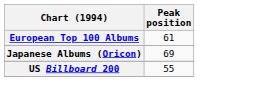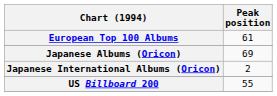+ row: (114, 69)
